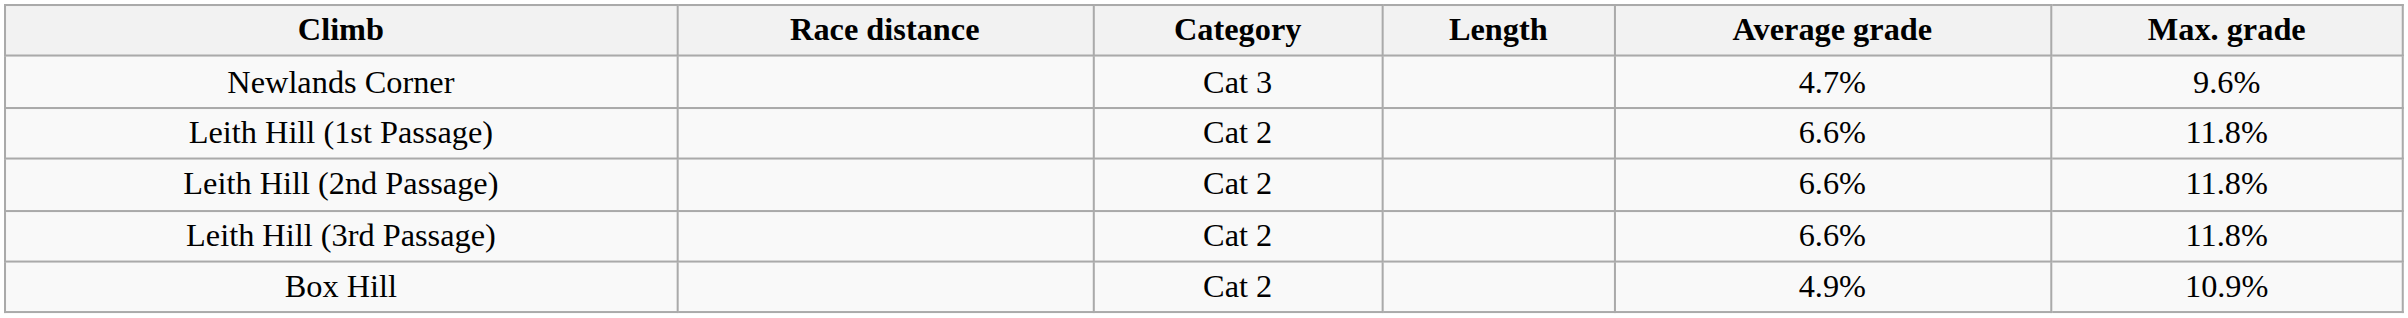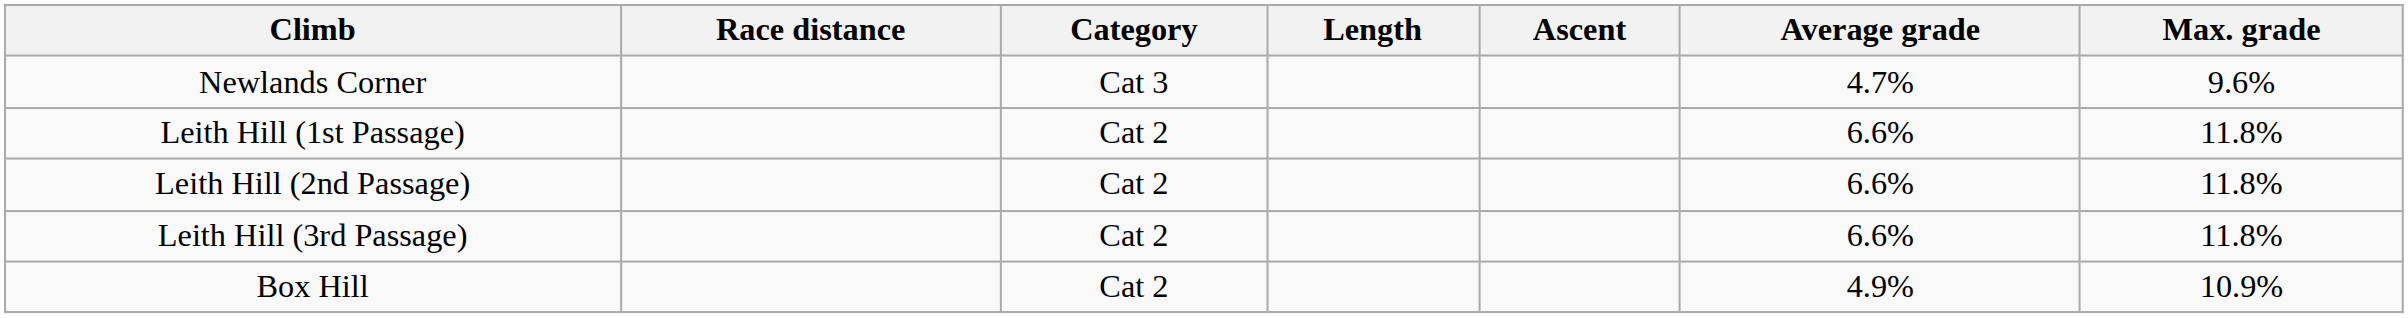+ column: (1580, 30)
